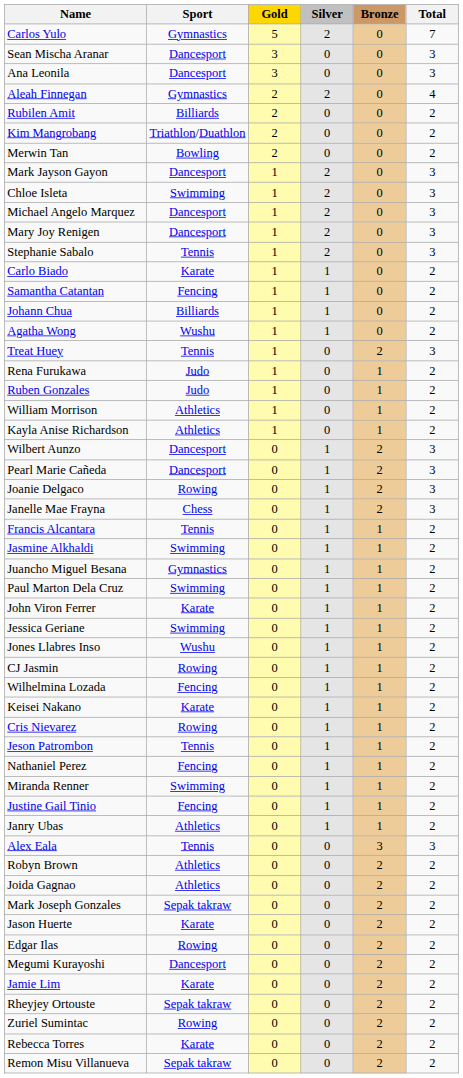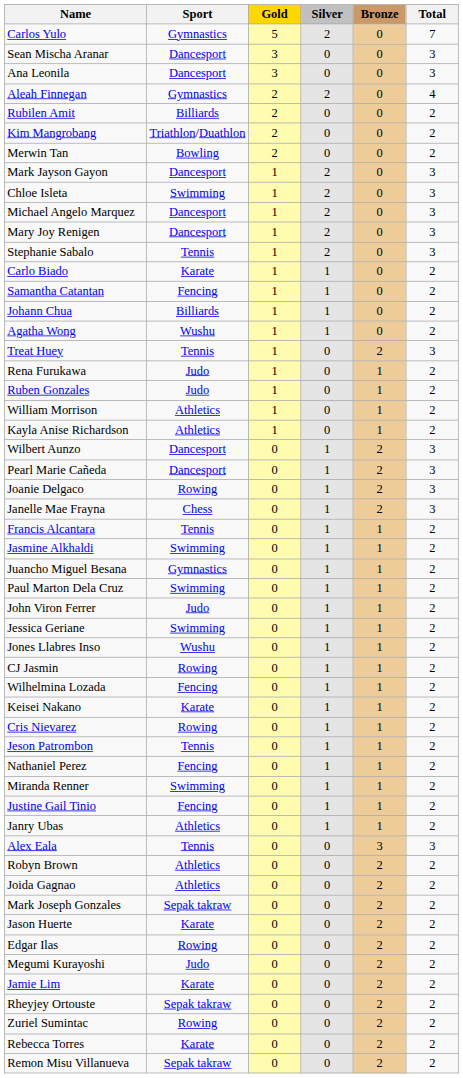(197, 608) Karate -> (197, 608) Judo
(197, 964) Dancesport -> (197, 964) Judo
